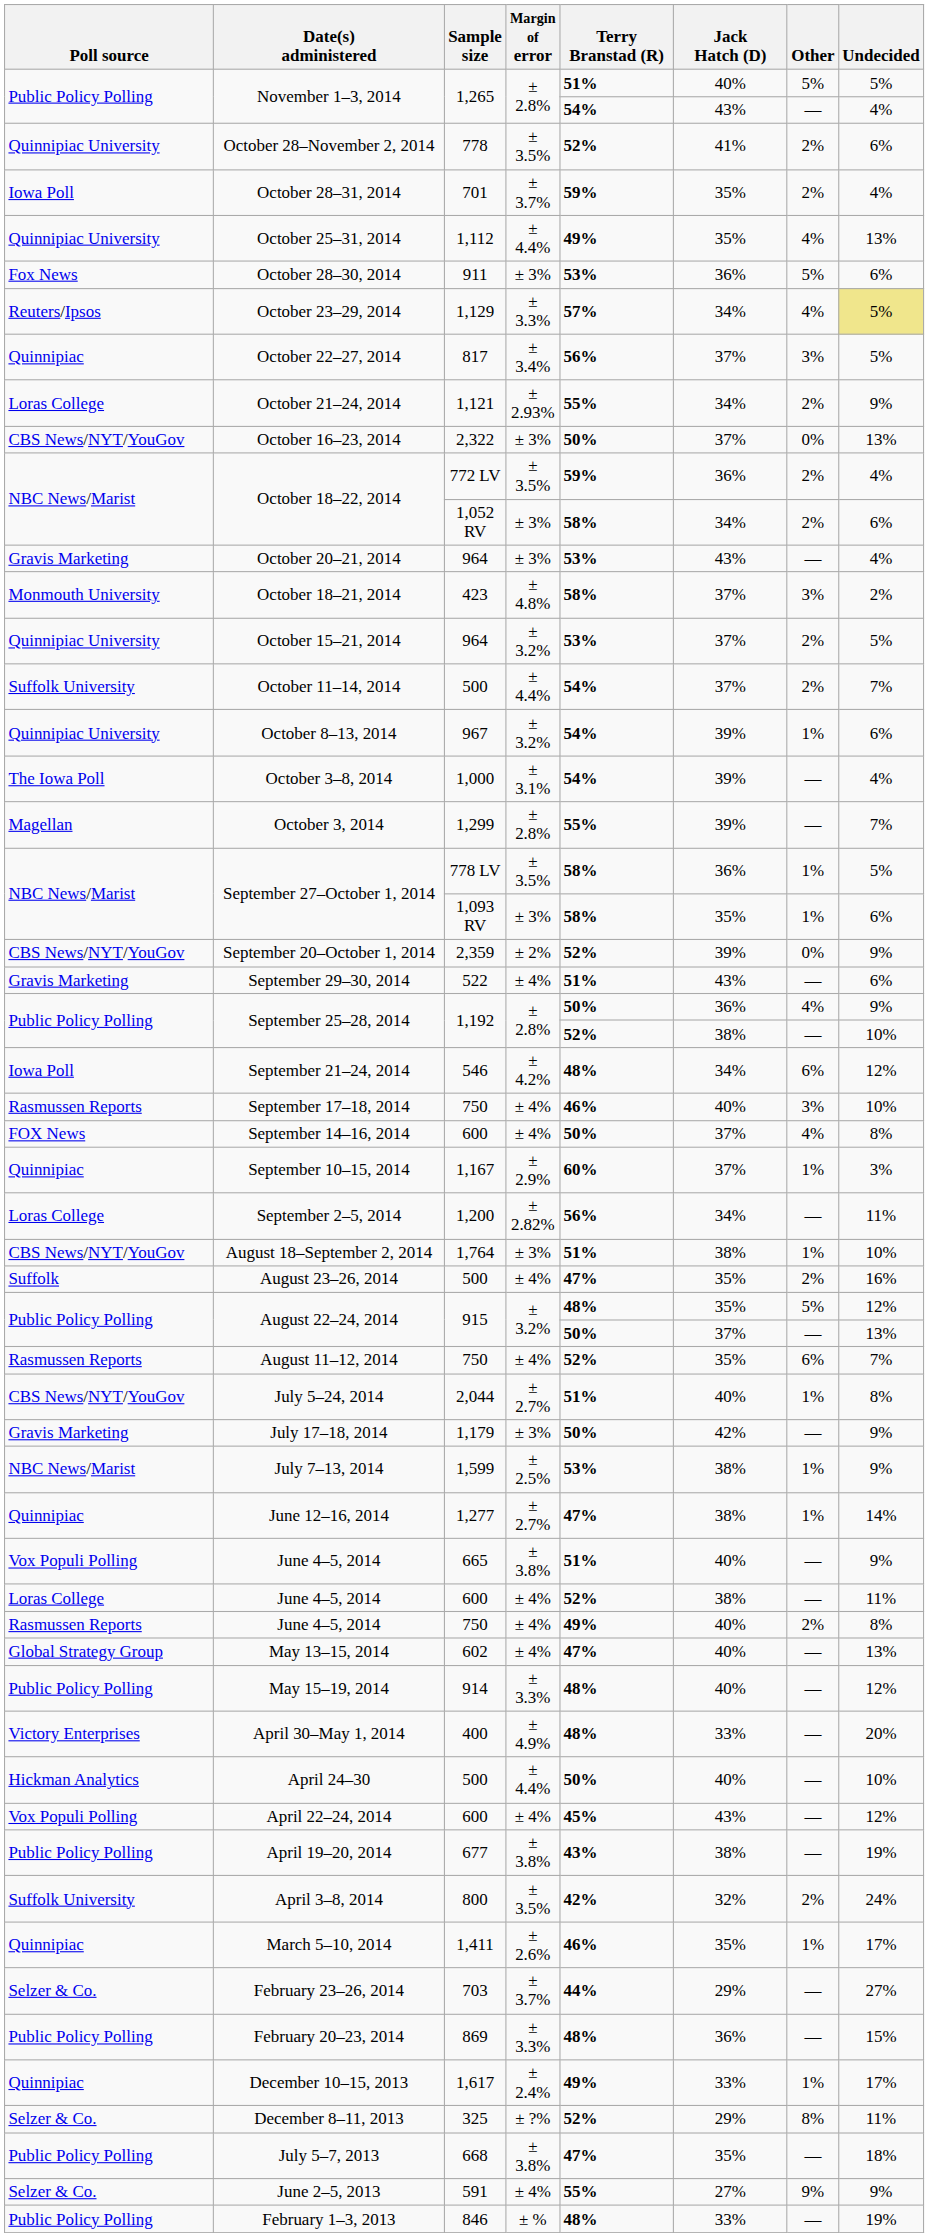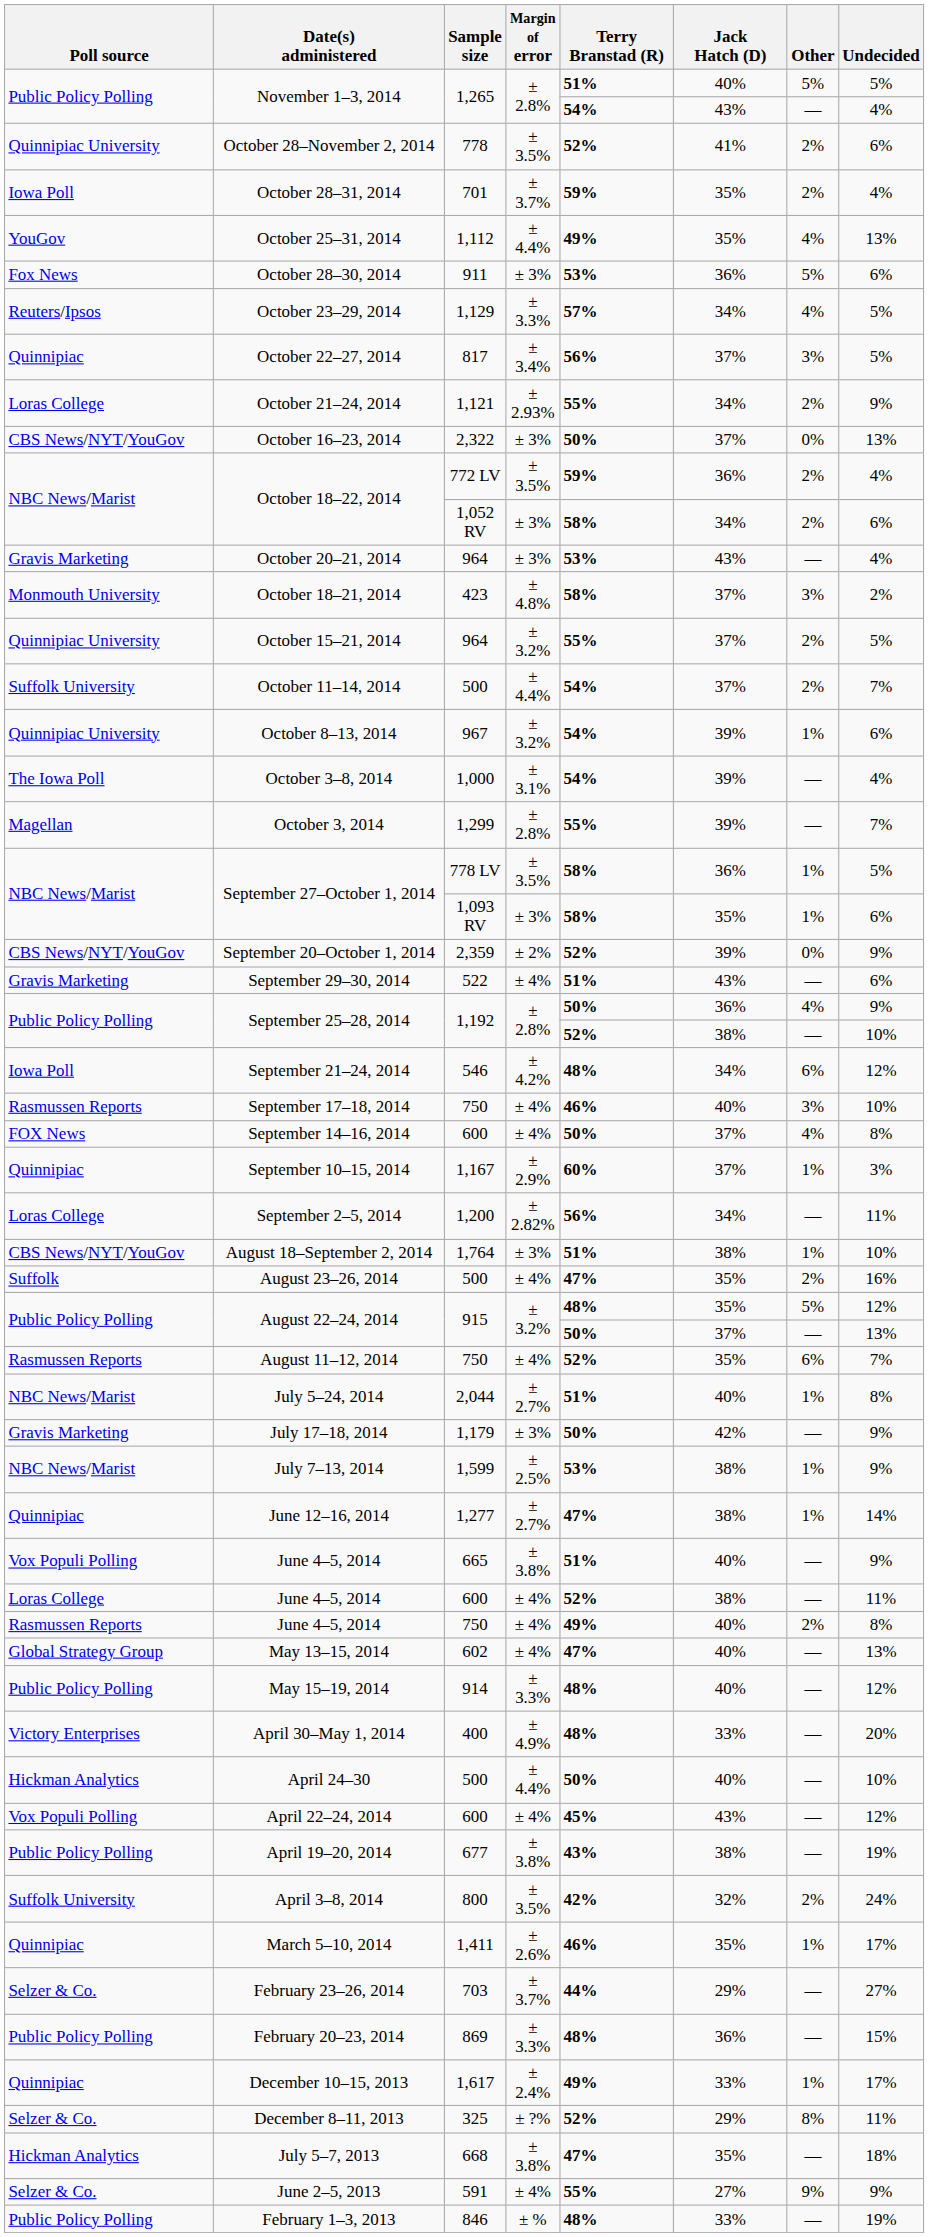(84, 238) Quinnipiac University -> (37, 238) YouGov
(881, 311) khaki background -> (881, 311) no background
(581, 640) 53% -> (581, 640) 55%
(96, 1396) CBS News/NYT/YouGov -> (72, 1396) NBC News/Marist
(81, 2155) Public Policy Polling -> (74, 2155) Hickman Analytics
